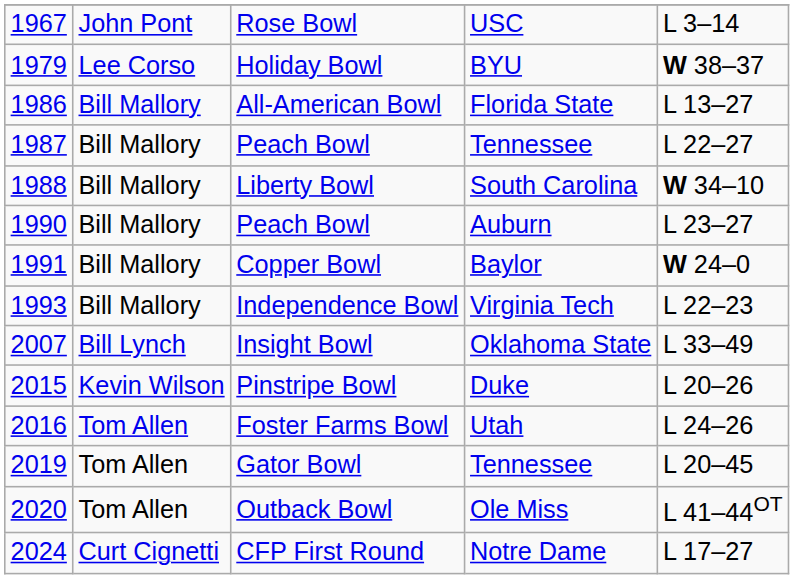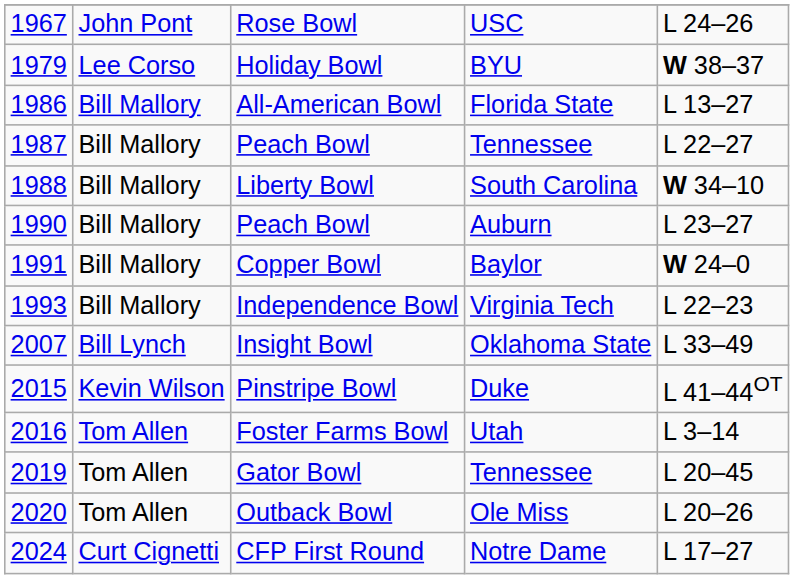(701, 24) L 3–14 -> (708, 24) L 24–26
(708, 385) L 20–26 -> (723, 388) L 41–44OT
(708, 425) L 24–26 -> (701, 432) L 3–14
(723, 509) L 41–44OT -> (708, 512) L 20–26
